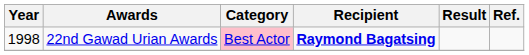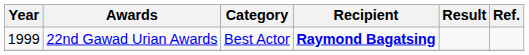(24, 38) 1998 -> (24, 38) 1999
(257, 38) pink background -> (257, 38) no background
